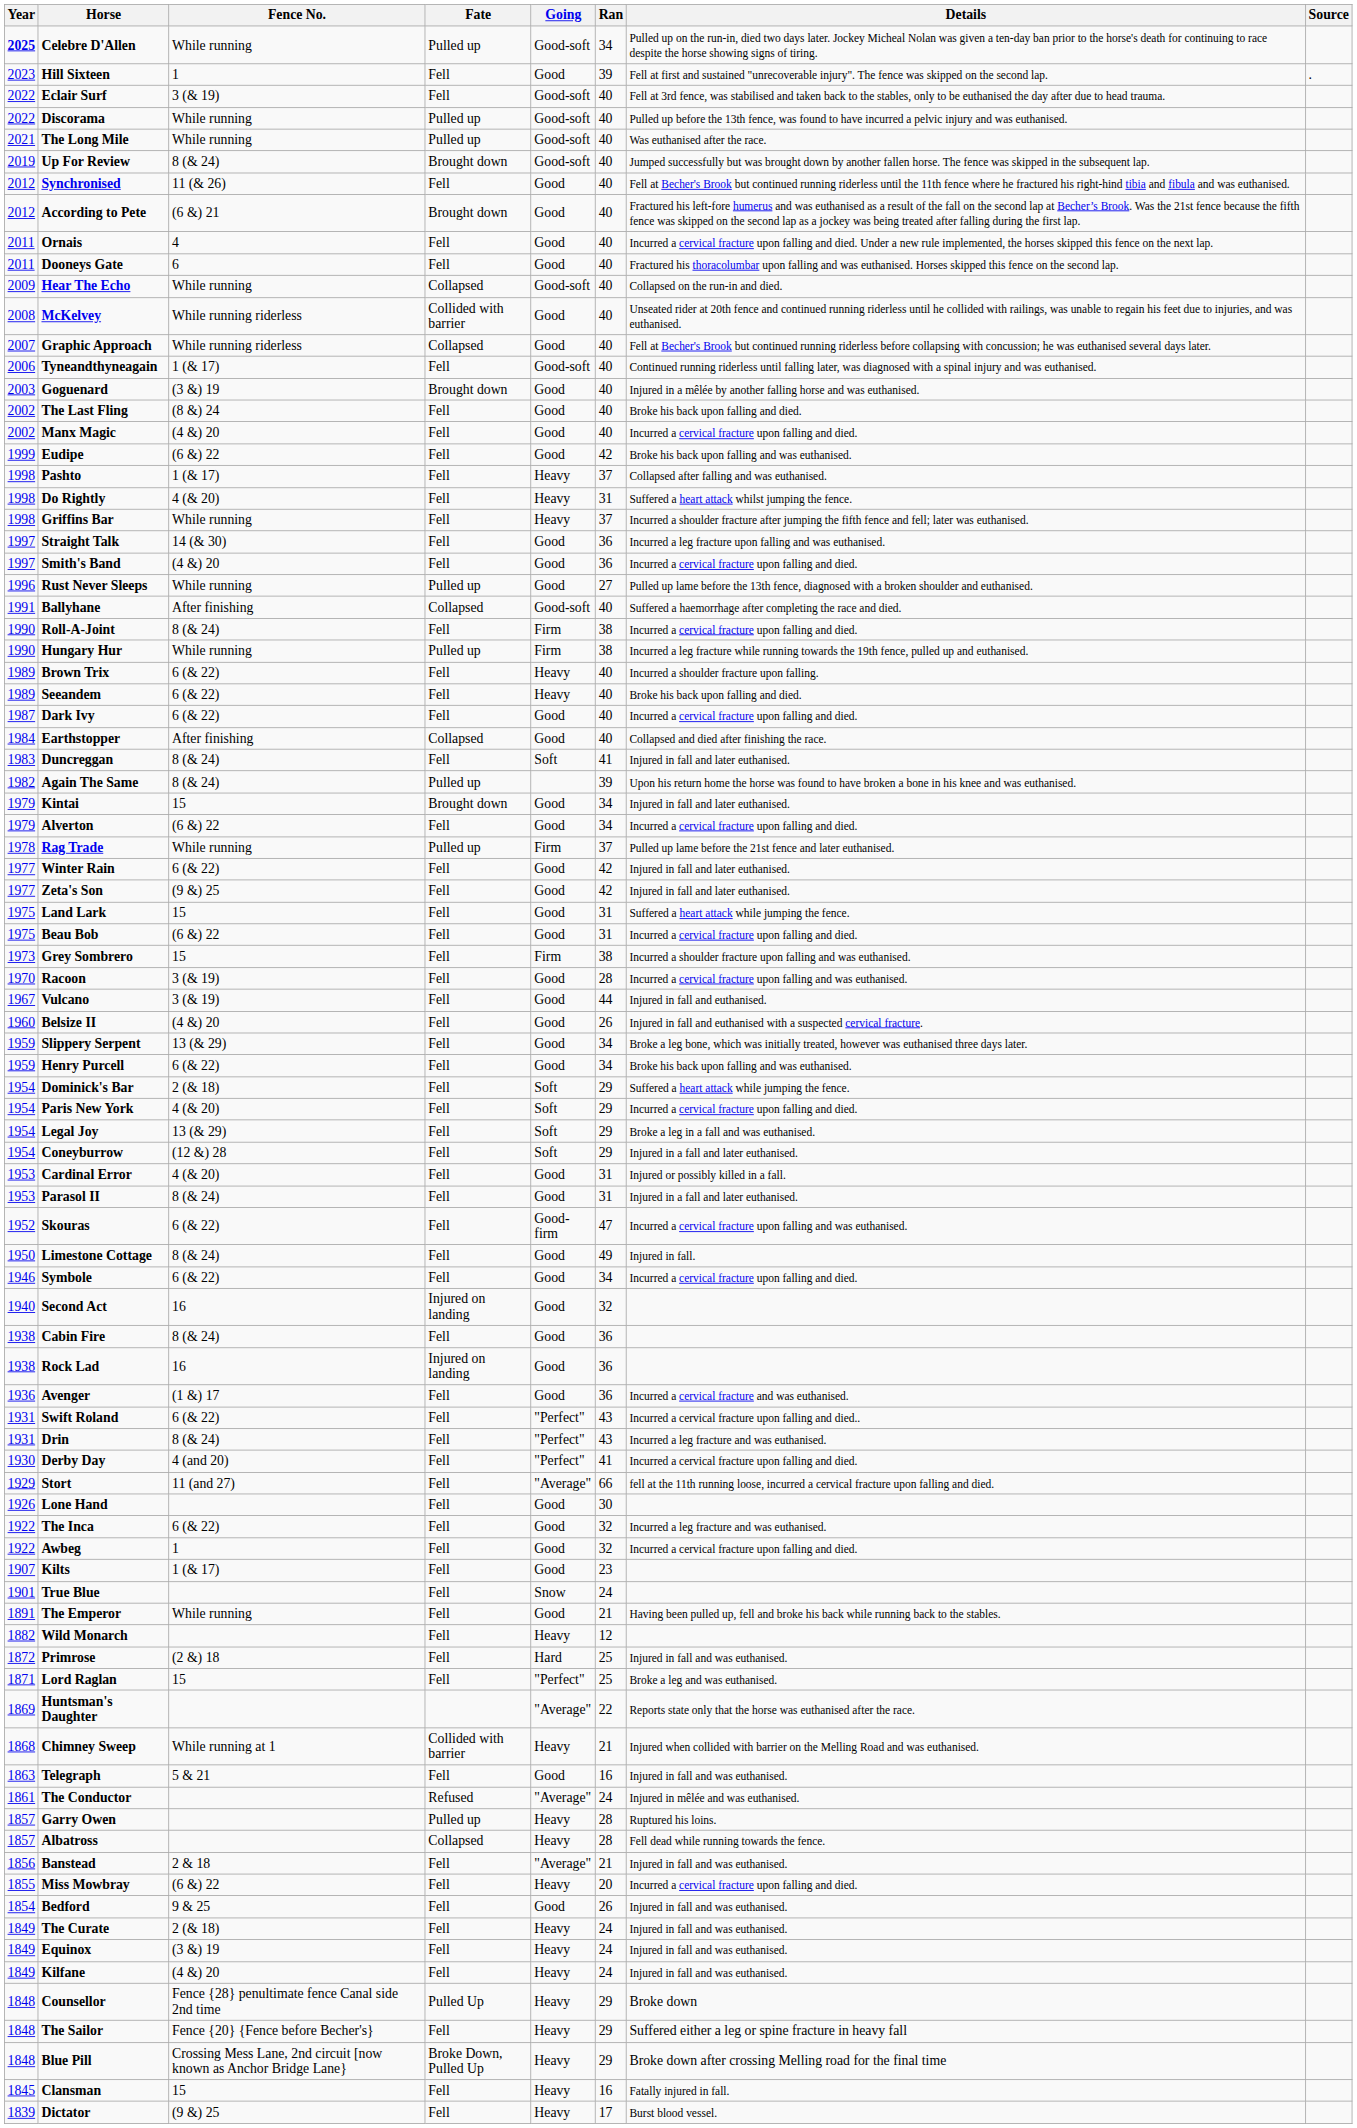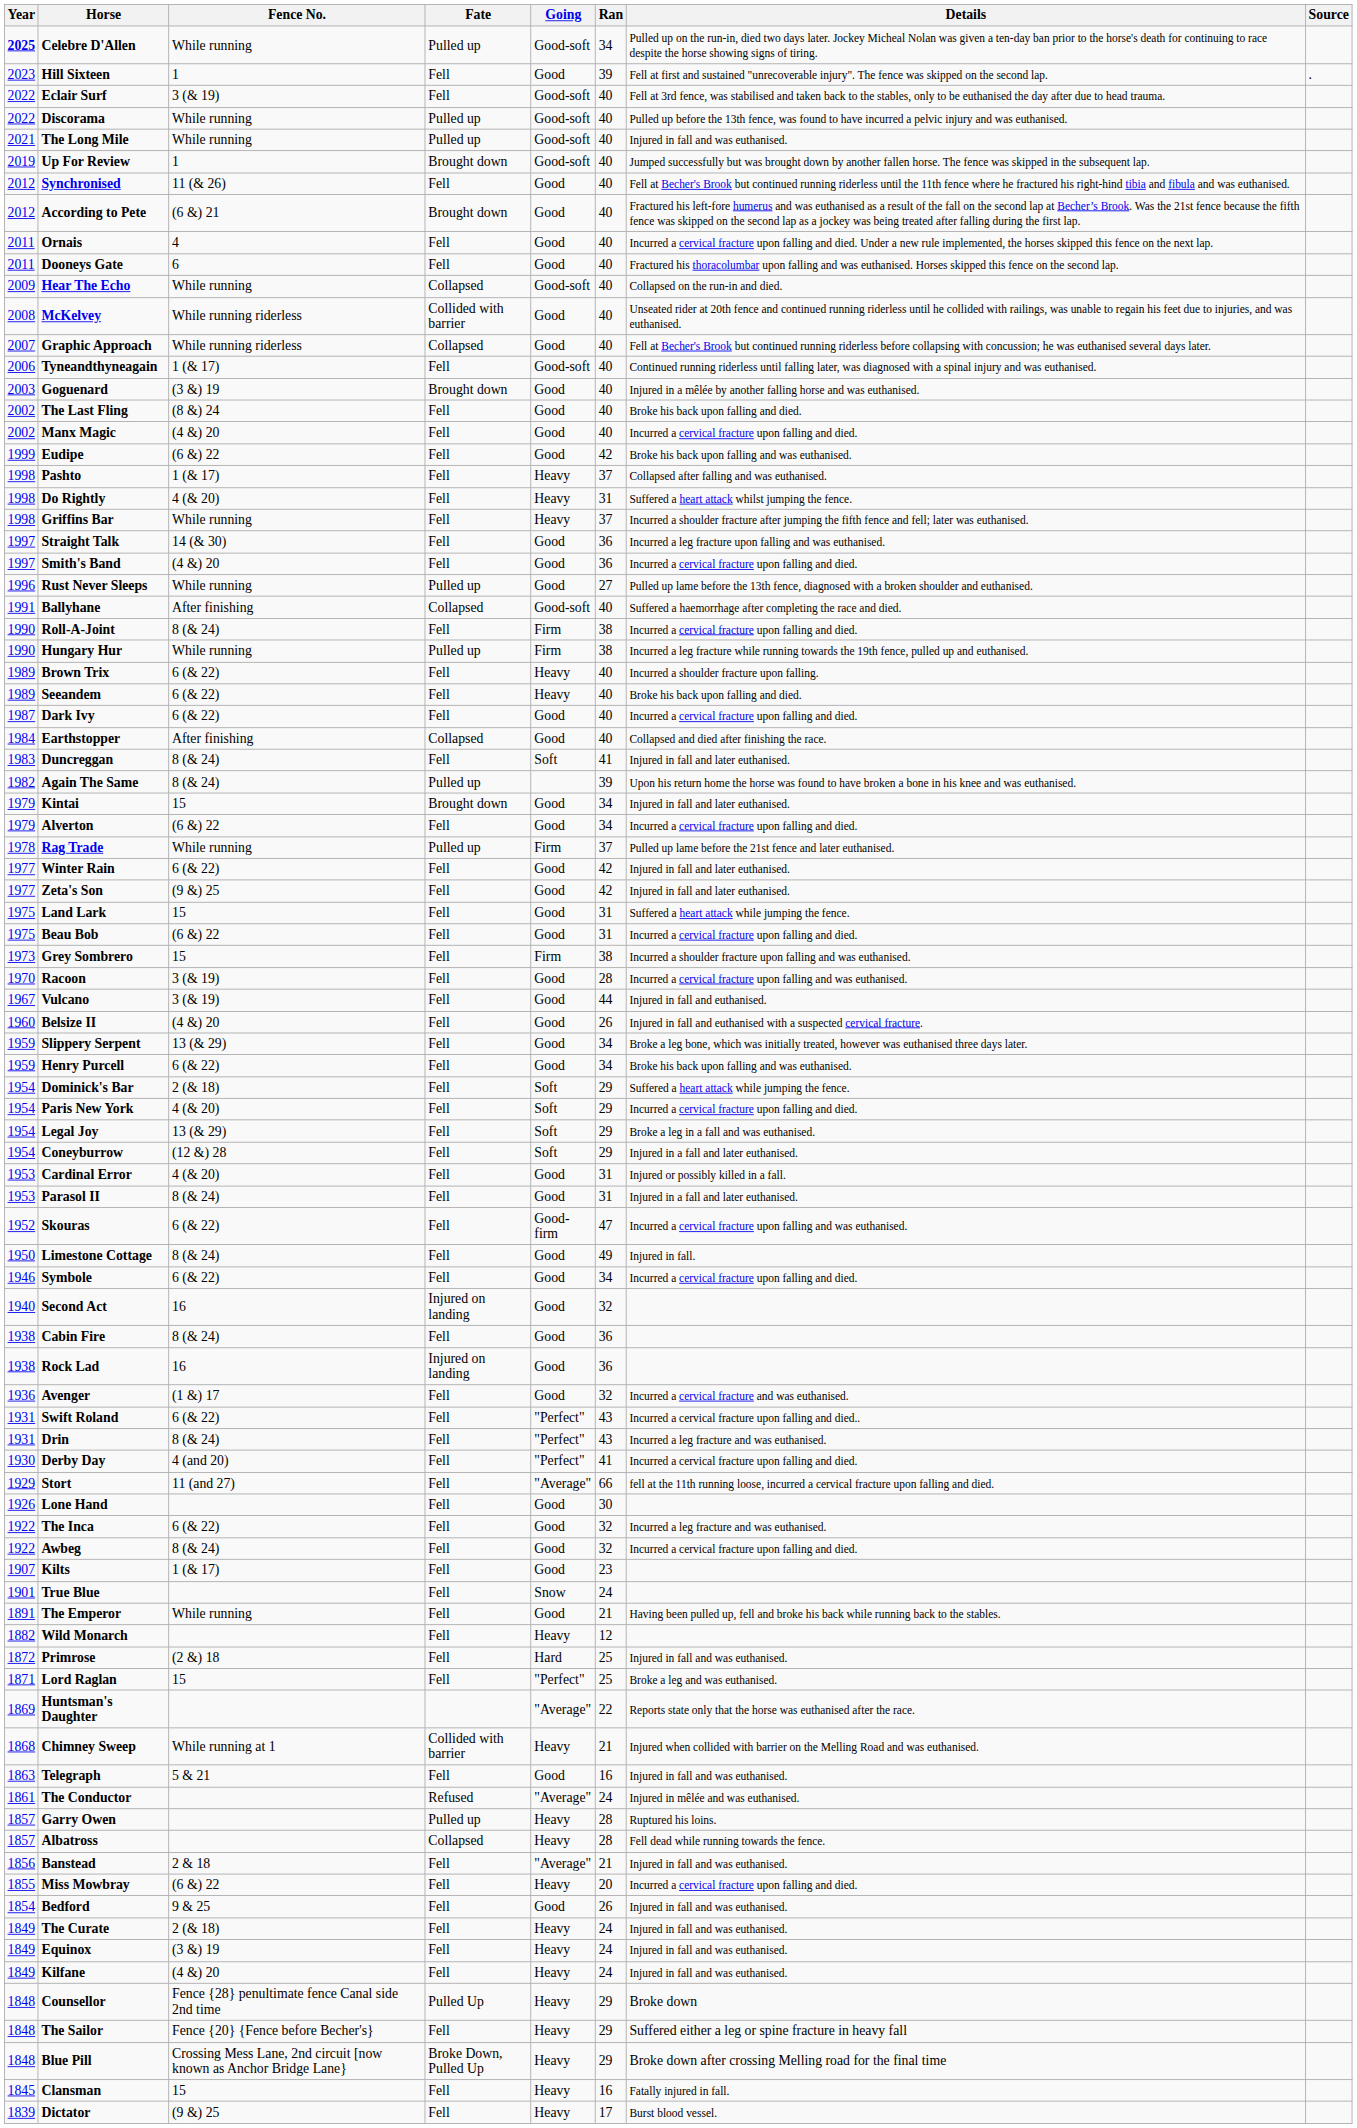(698, 140) Was euthanised after the race. -> (708, 140) Injured in fall and was euthanised.
(196, 161) 8 (& 24) -> (175, 161) 1
(606, 1395) 36 -> (606, 1395) 32
(175, 1548) 1 -> (196, 1548) 8 (& 24)
